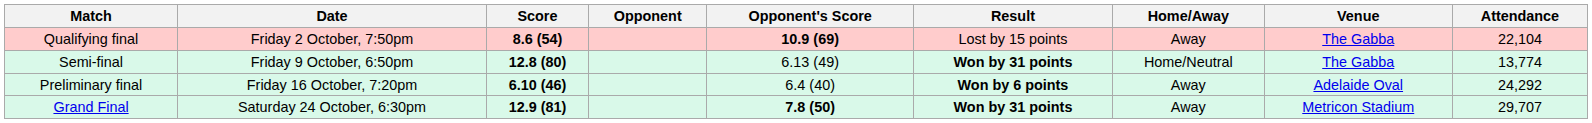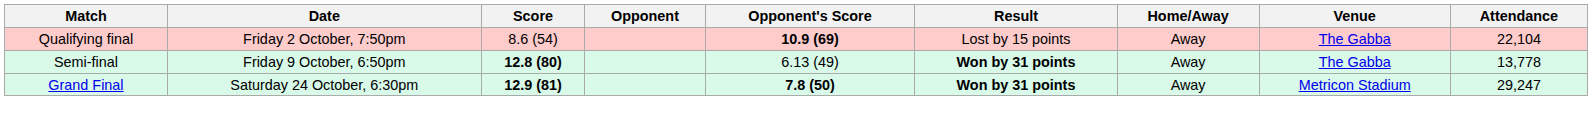(537, 39) bold -> (533, 39) normal
(1188, 62) Home/Neutral -> (1188, 62) Away
(1520, 62) 13,774 -> (1519, 62) 13,778
- row: (91, 85)
(1520, 107) 29,707 -> (1519, 85) 29,247
